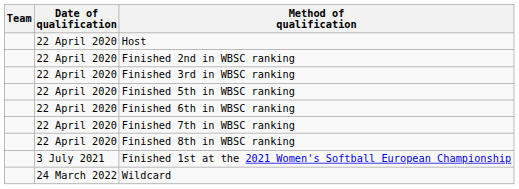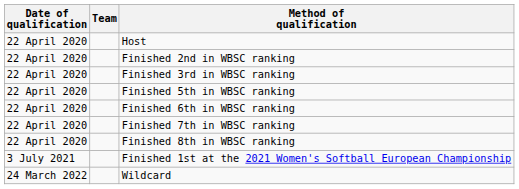columns swapped: (19, 19) <-> (77, 19)
